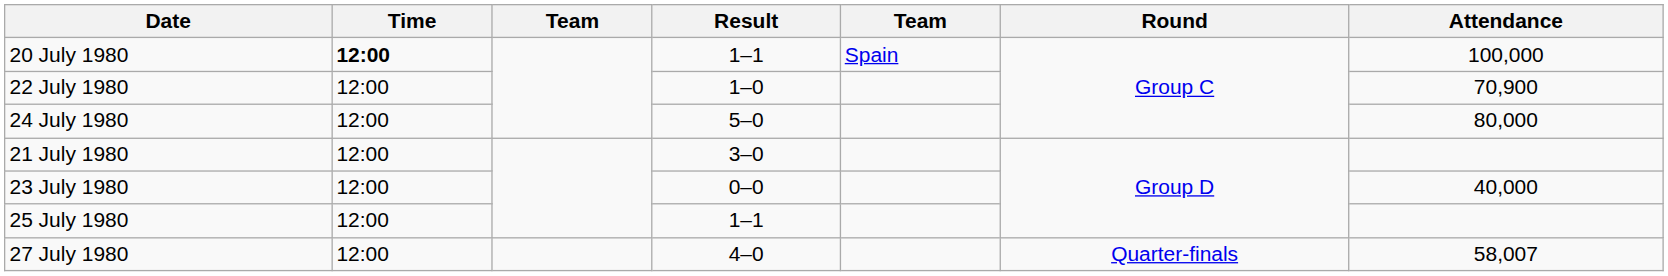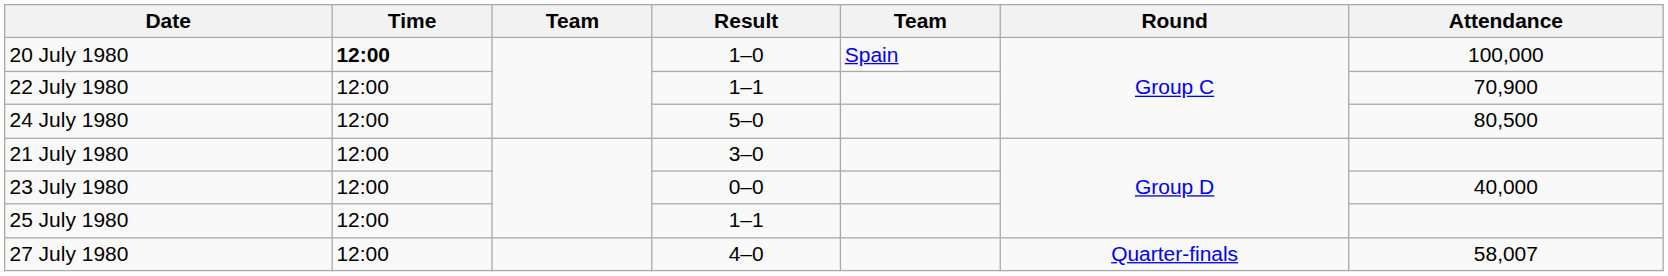(746, 54) 1–1 -> (746, 54) 1–0
(746, 87) 1–0 -> (746, 87) 1–1
(1506, 120) 80,000 -> (1506, 120) 80,500
